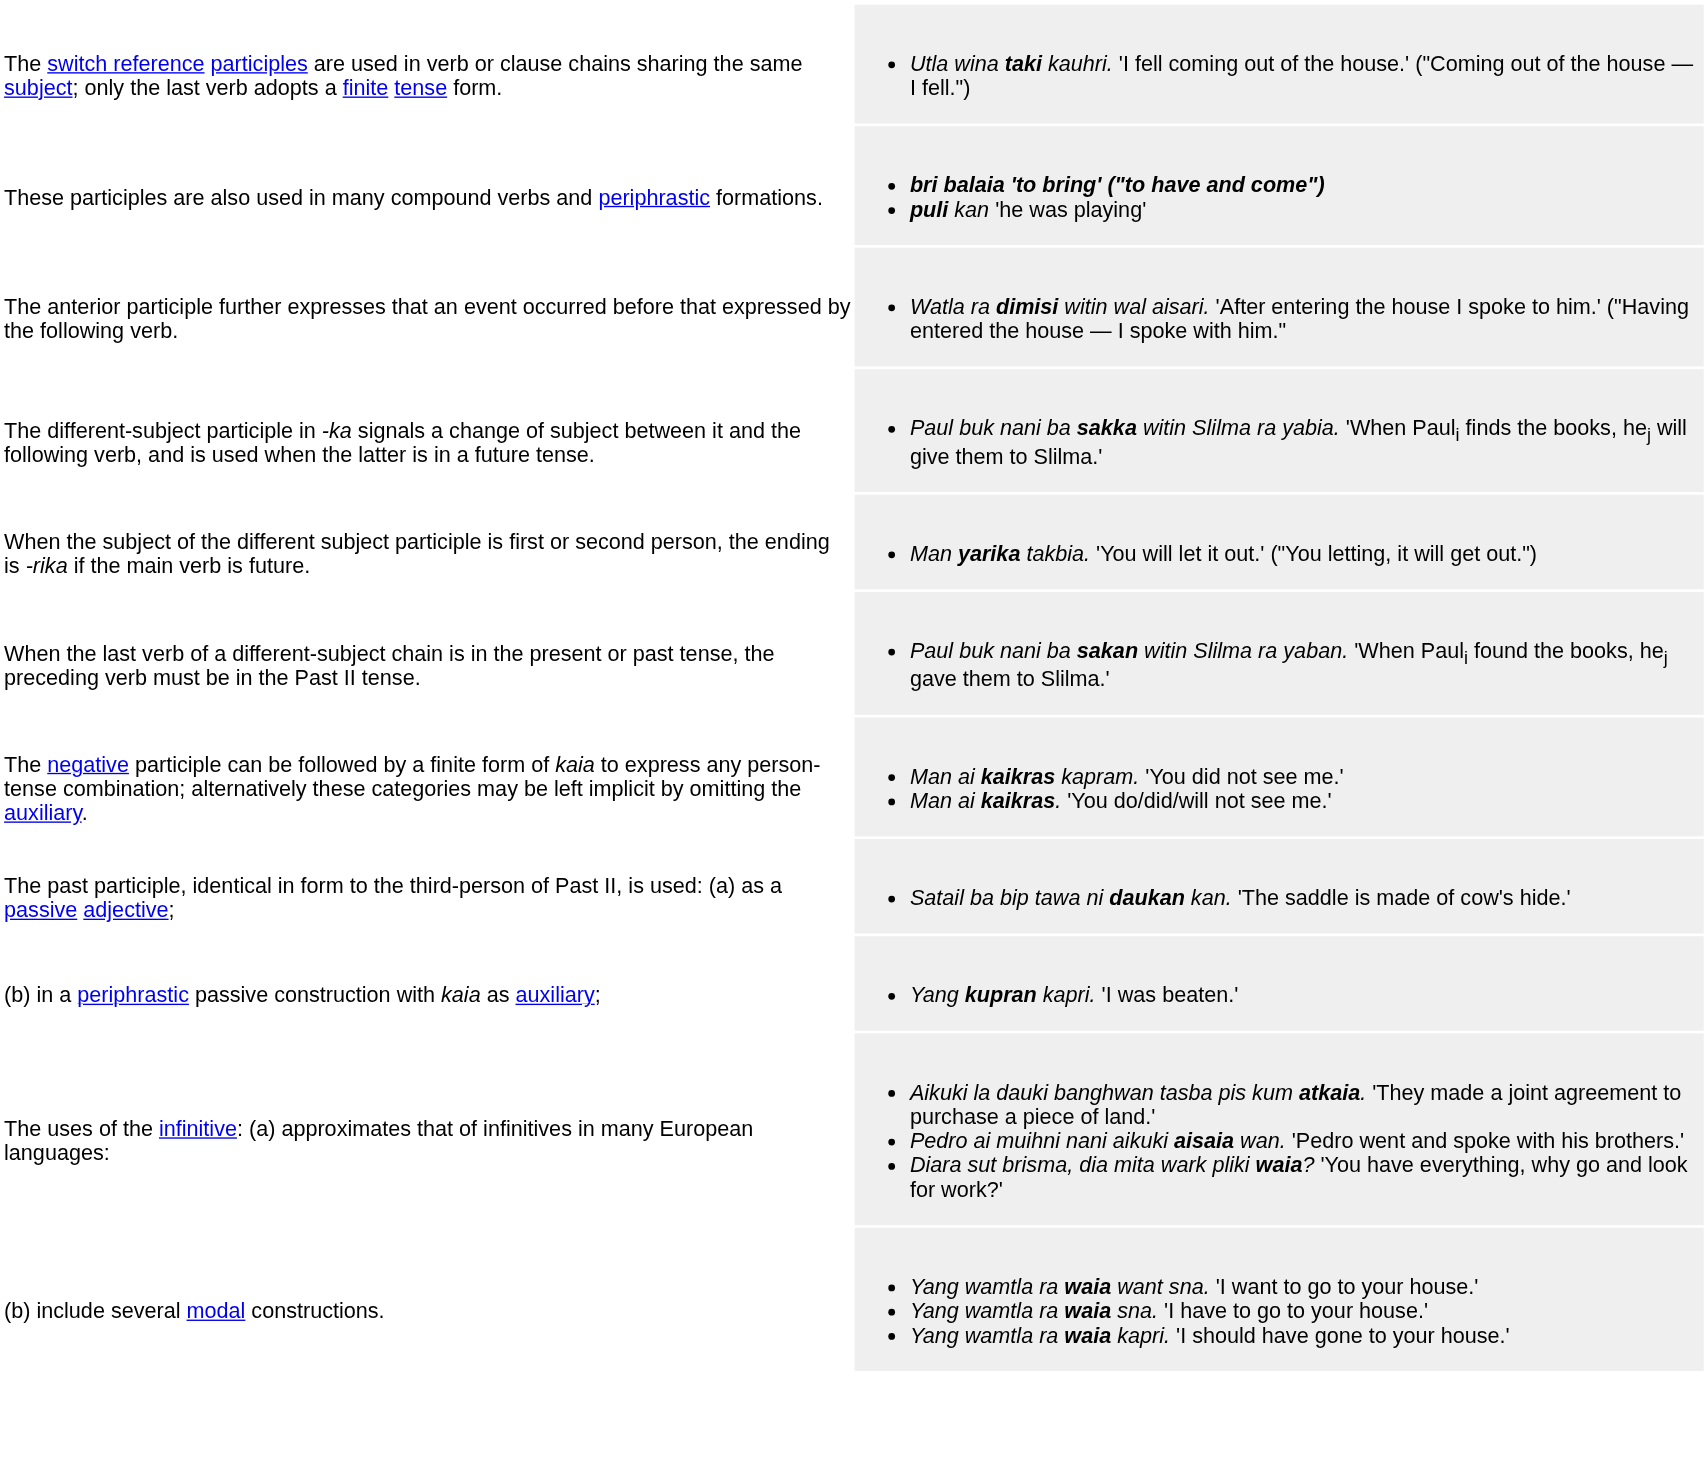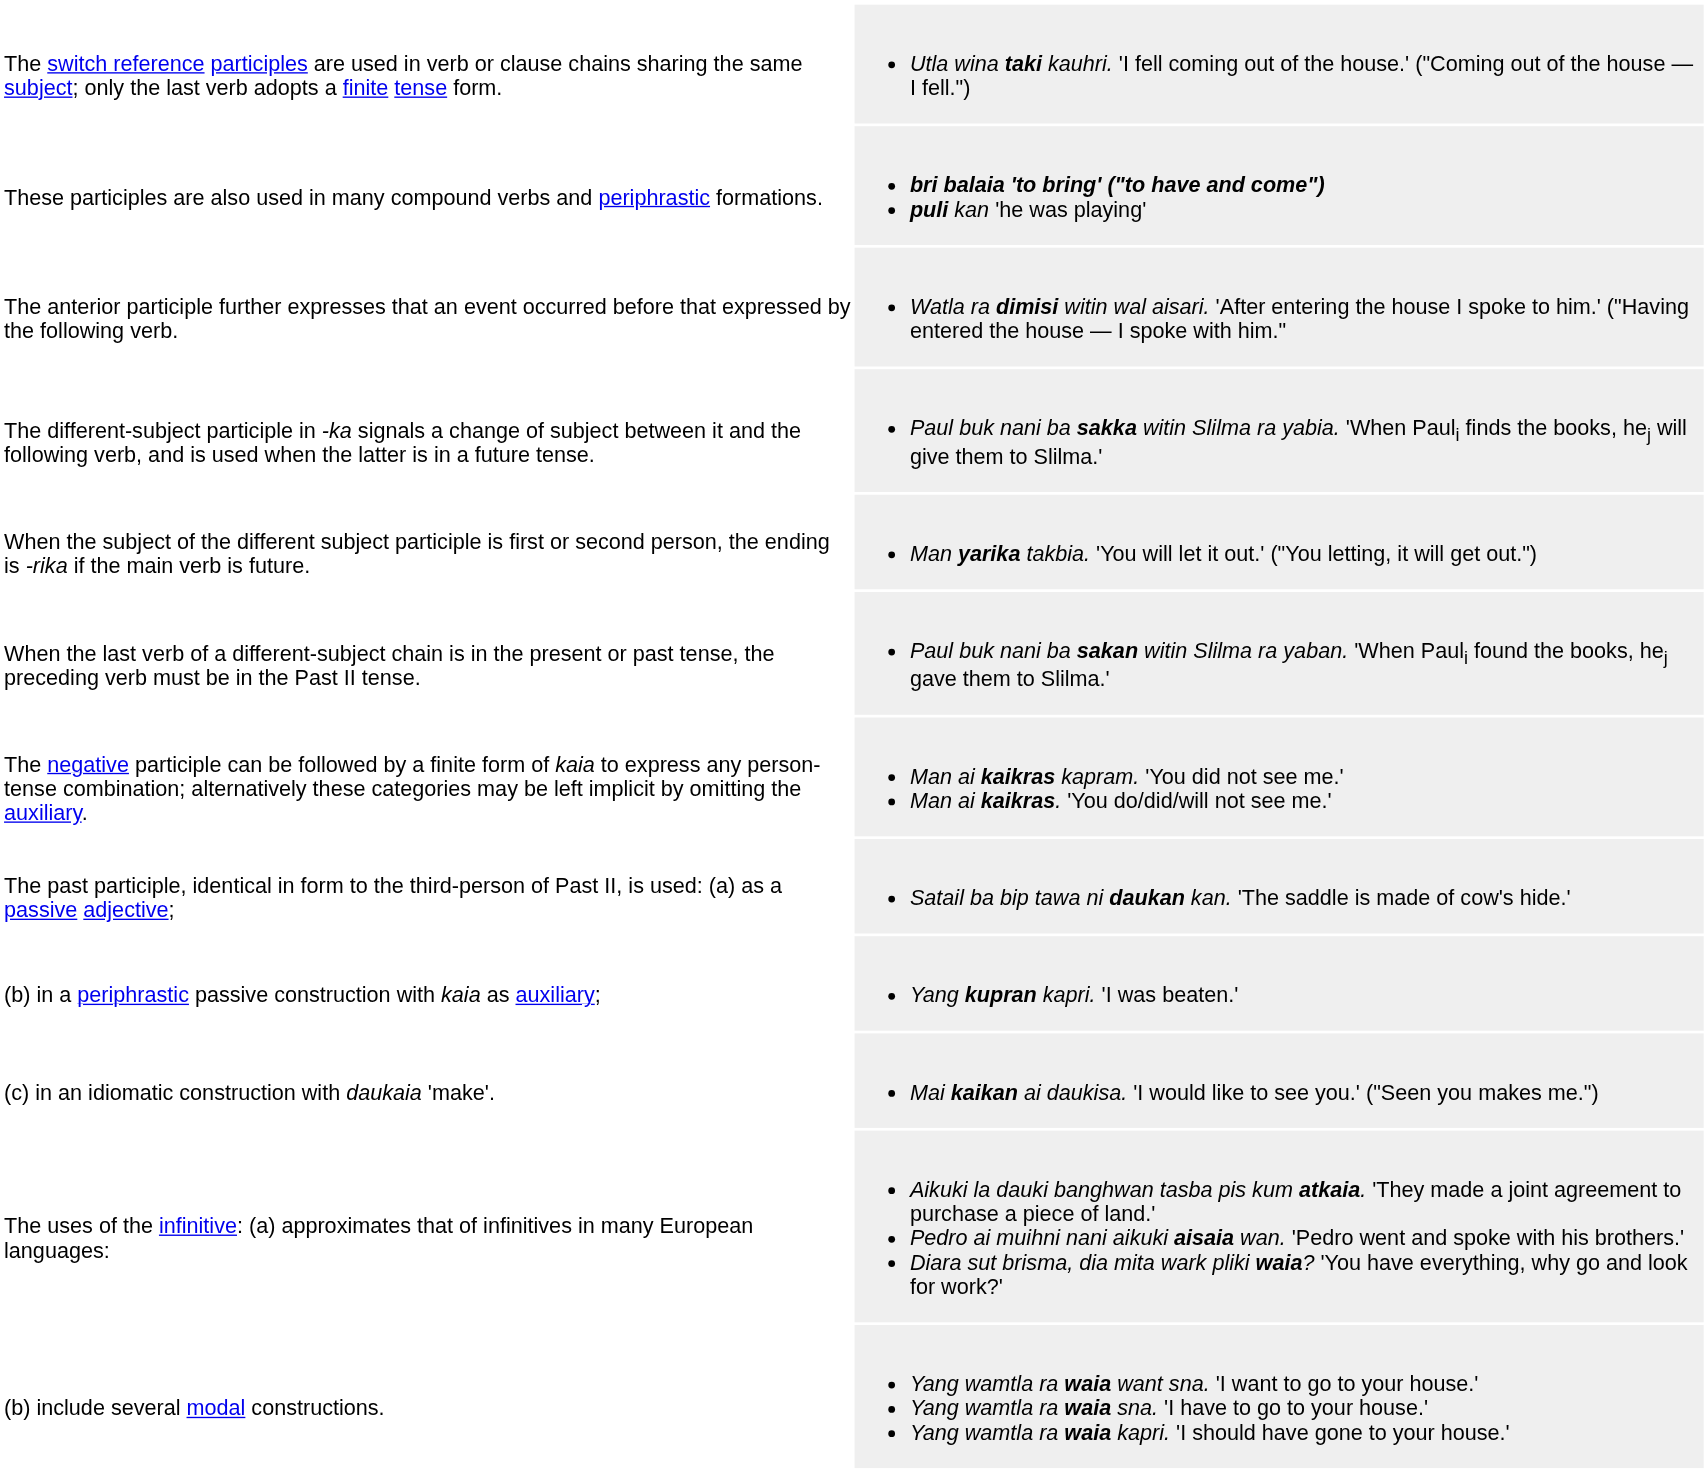+ row: (249, 1093)
